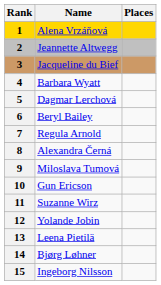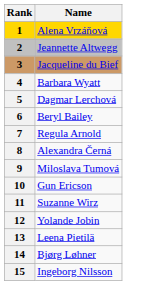- column: (139, 13)
